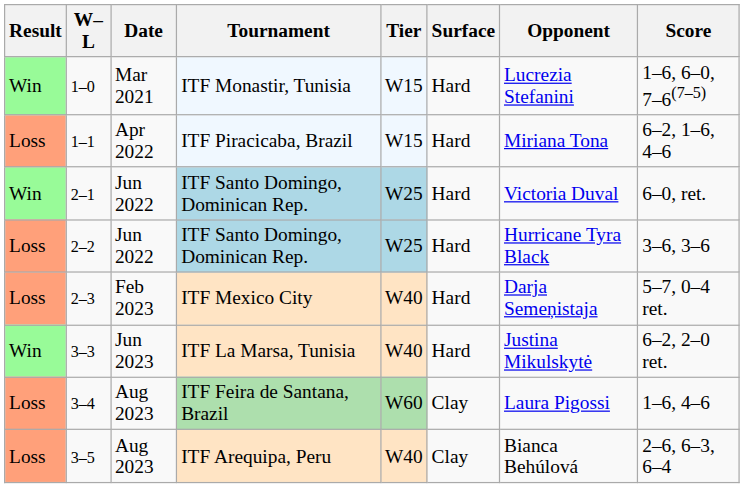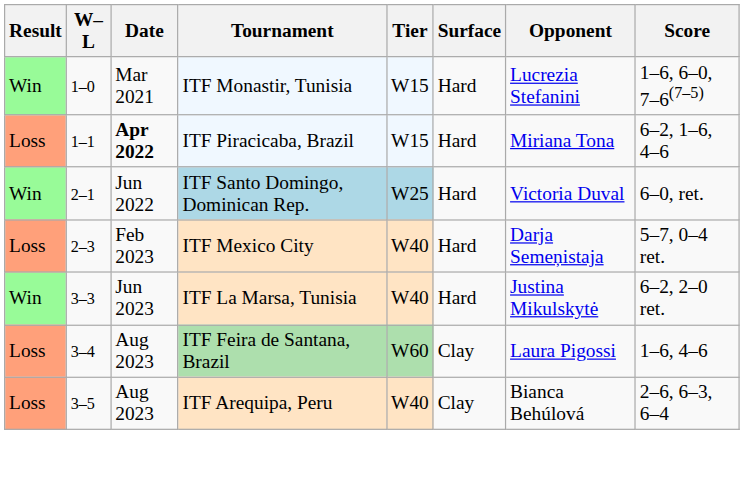(134, 140) normal -> (135, 140) bold
- row: (83, 247)
